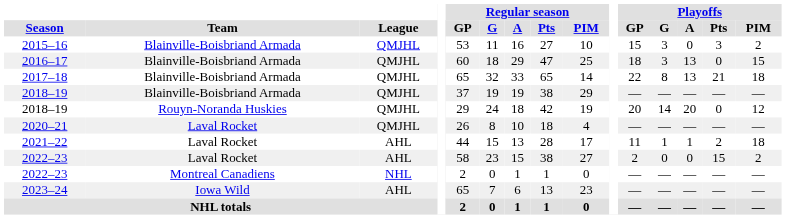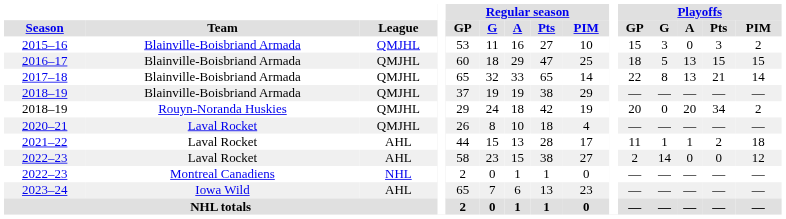(664, 60) 3 -> (664, 60) 5
(719, 60) 0 -> (719, 60) 15
(758, 76) 18 -> (758, 76) 14
(664, 109) 14 -> (664, 109) 0
(719, 109) 0 -> (719, 109) 34
(758, 109) 12 -> (758, 109) 2
(664, 157) 0 -> (664, 157) 14
(719, 157) 15 -> (719, 157) 0
(758, 157) 2 -> (758, 157) 12
